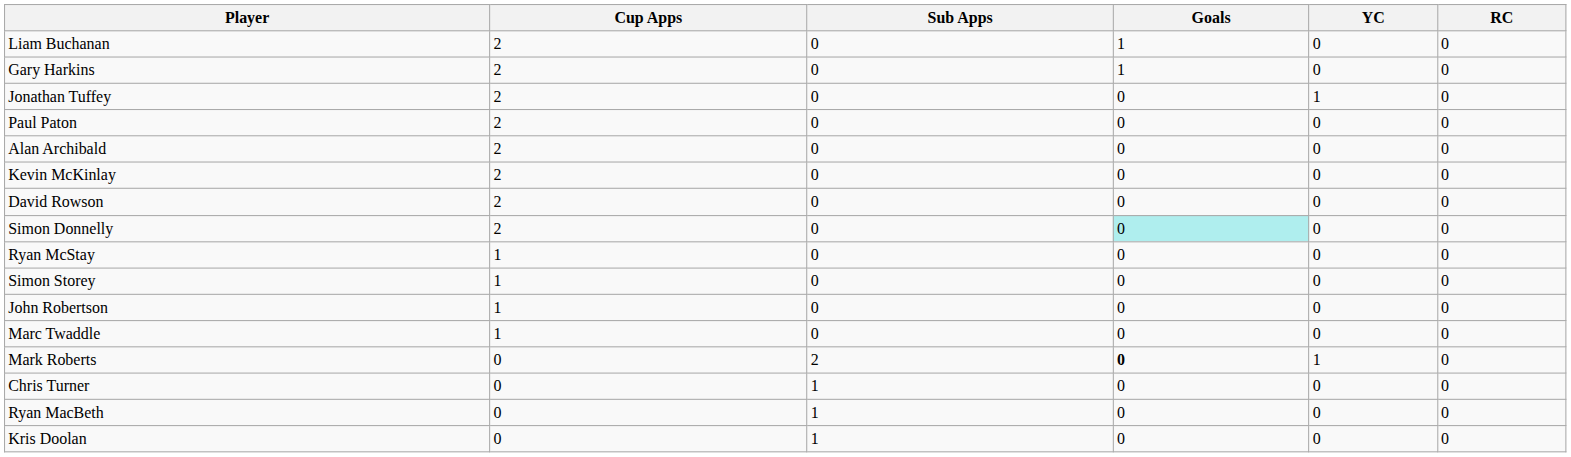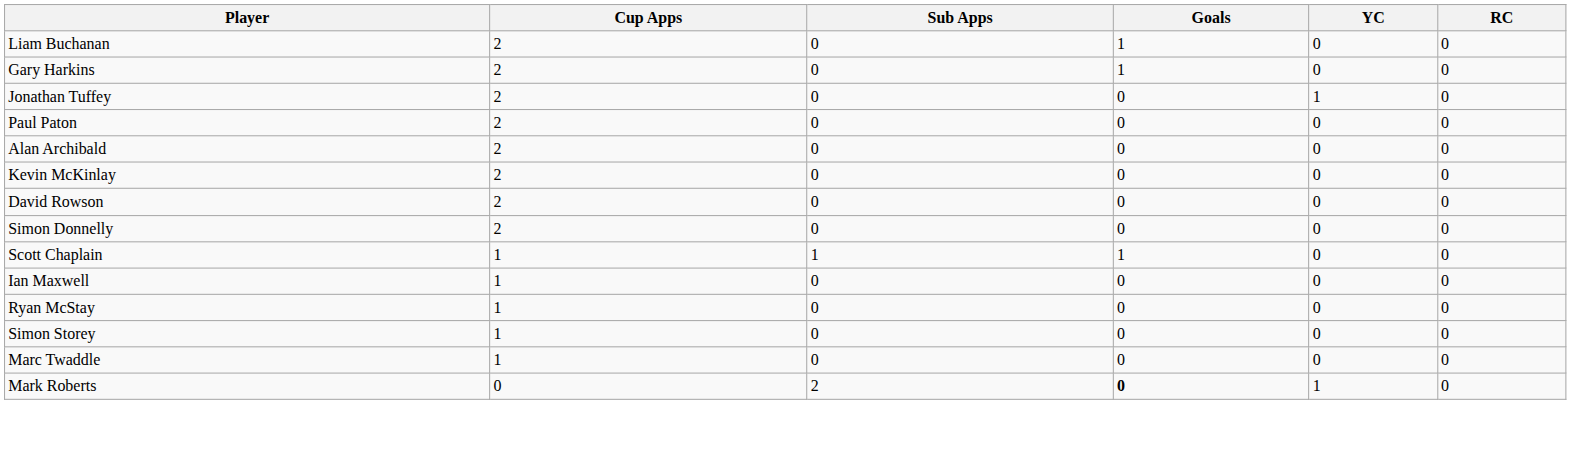(1121, 228) paleturquoise background -> (1121, 228) no background
+ row: (55, 254)
+ row: (49, 281)
- row: (58, 307)
- row: (49, 386)
- row: (56, 412)
- row: (47, 438)
